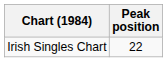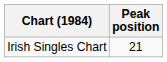(136, 47) 22 -> (136, 47) 21
